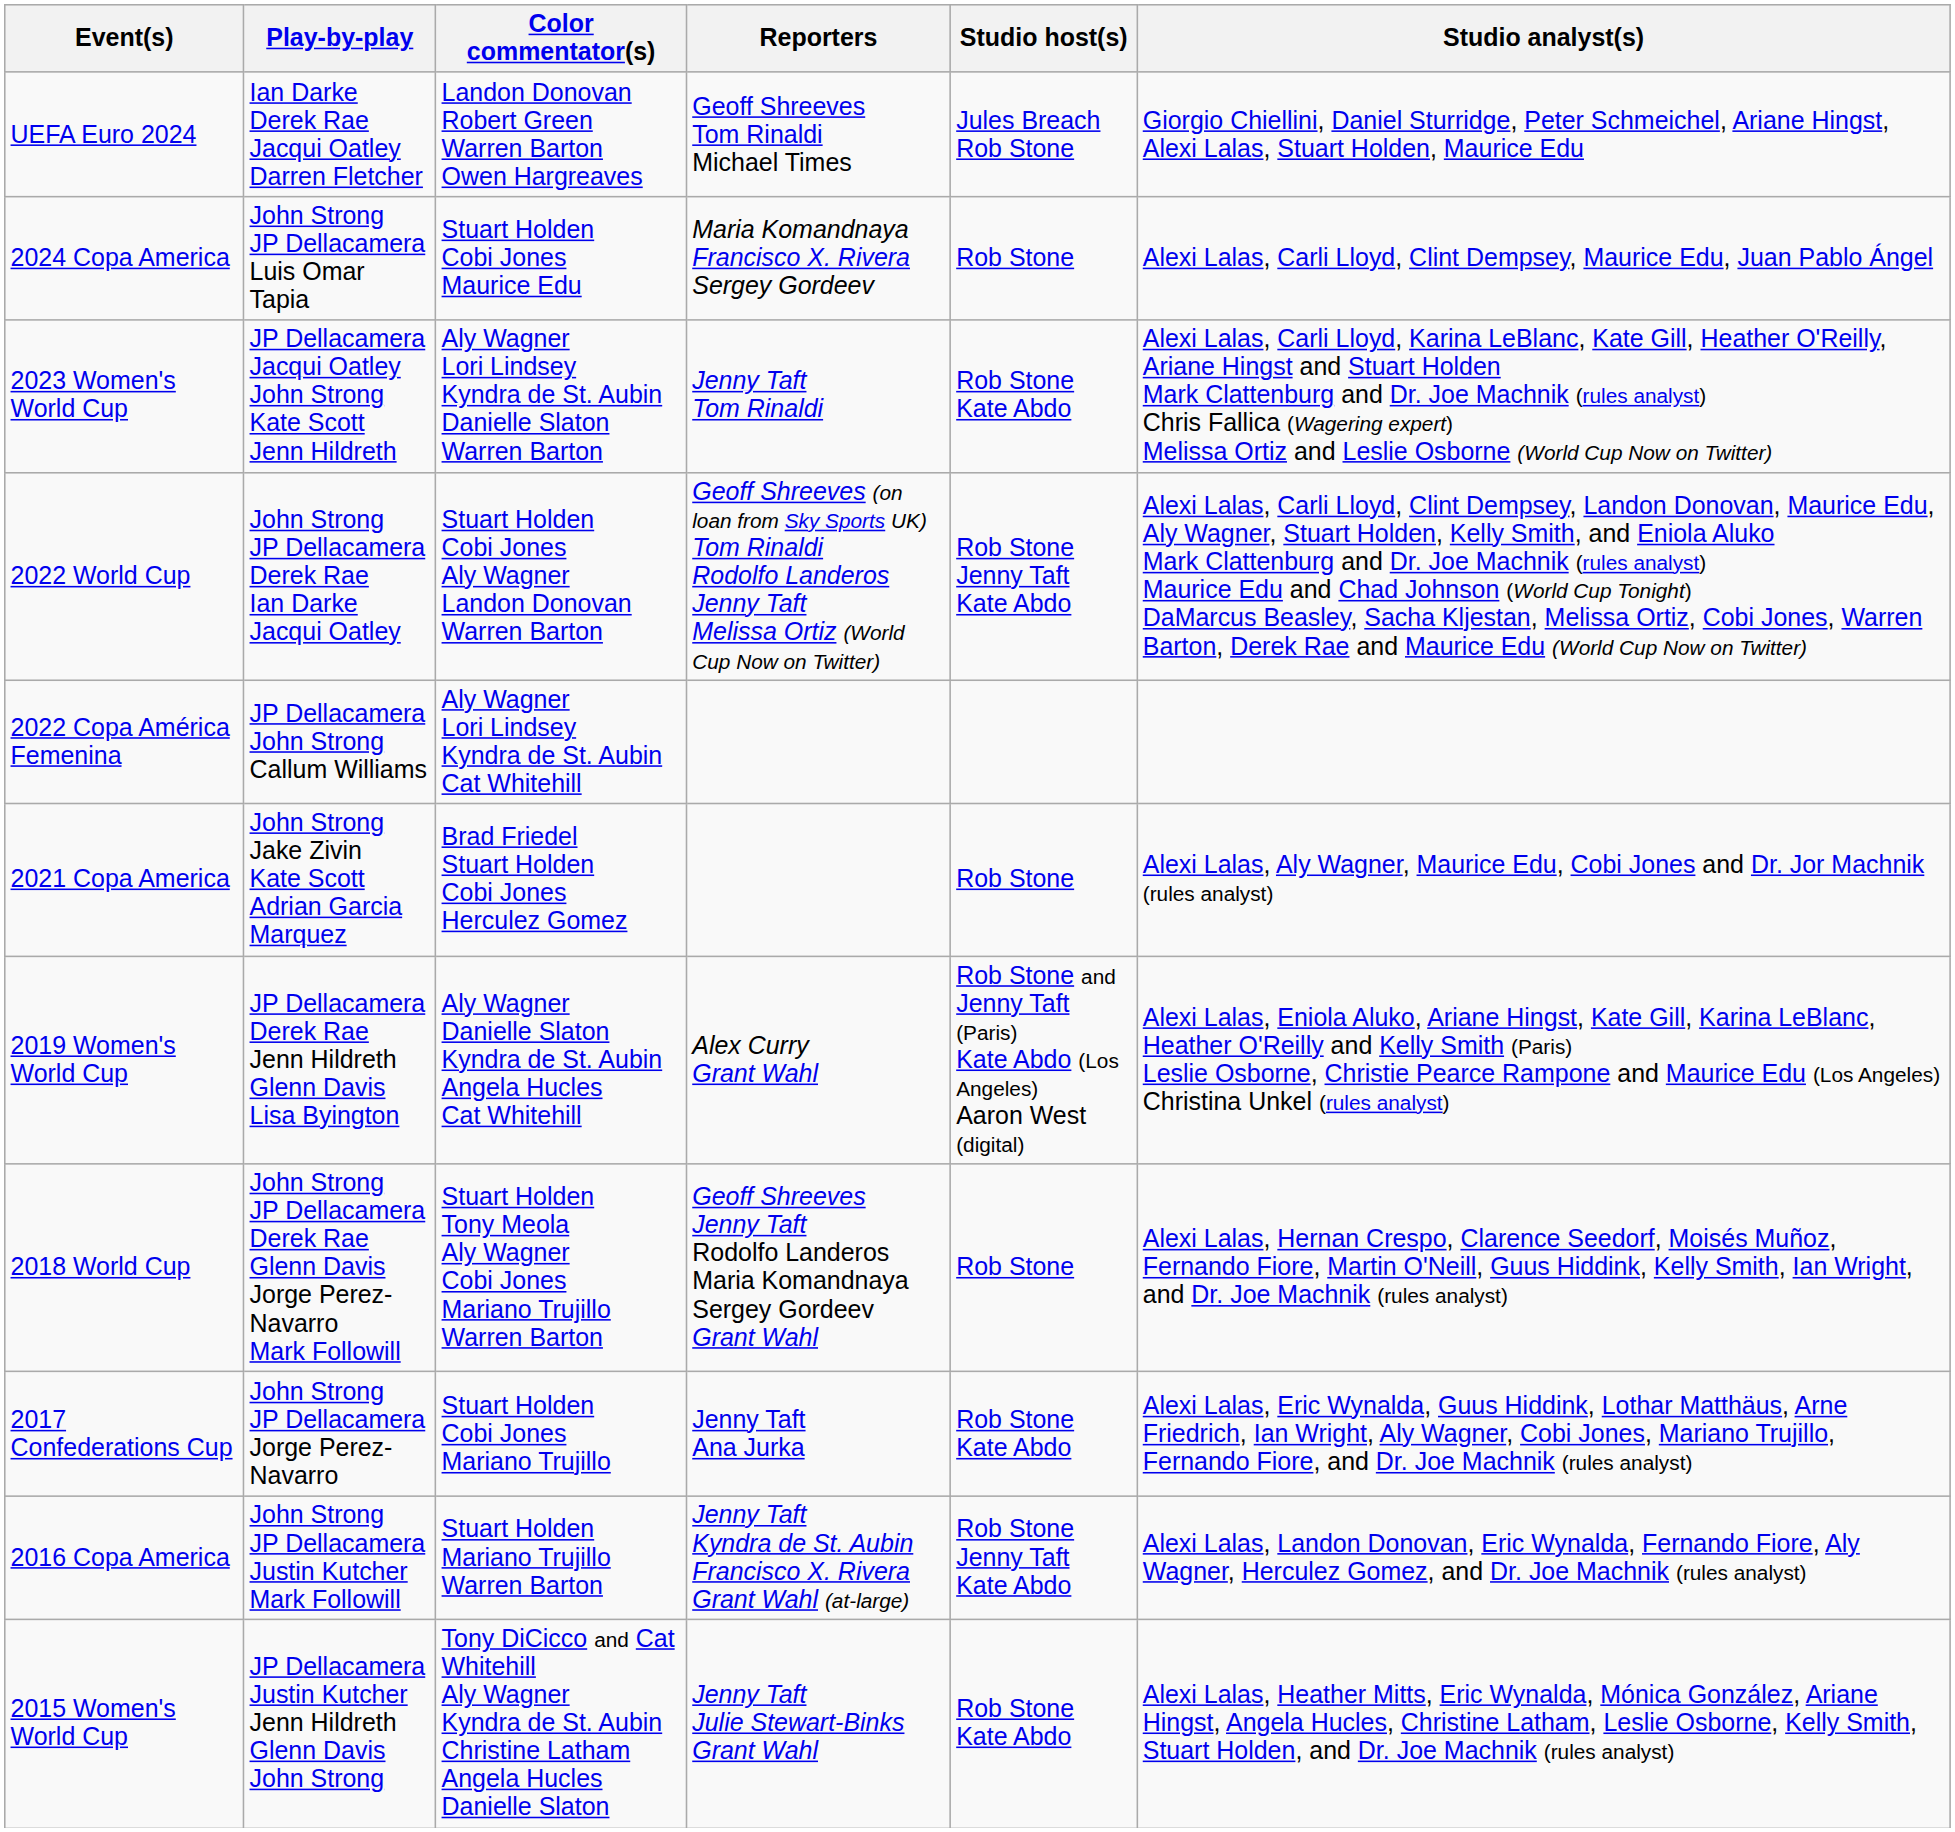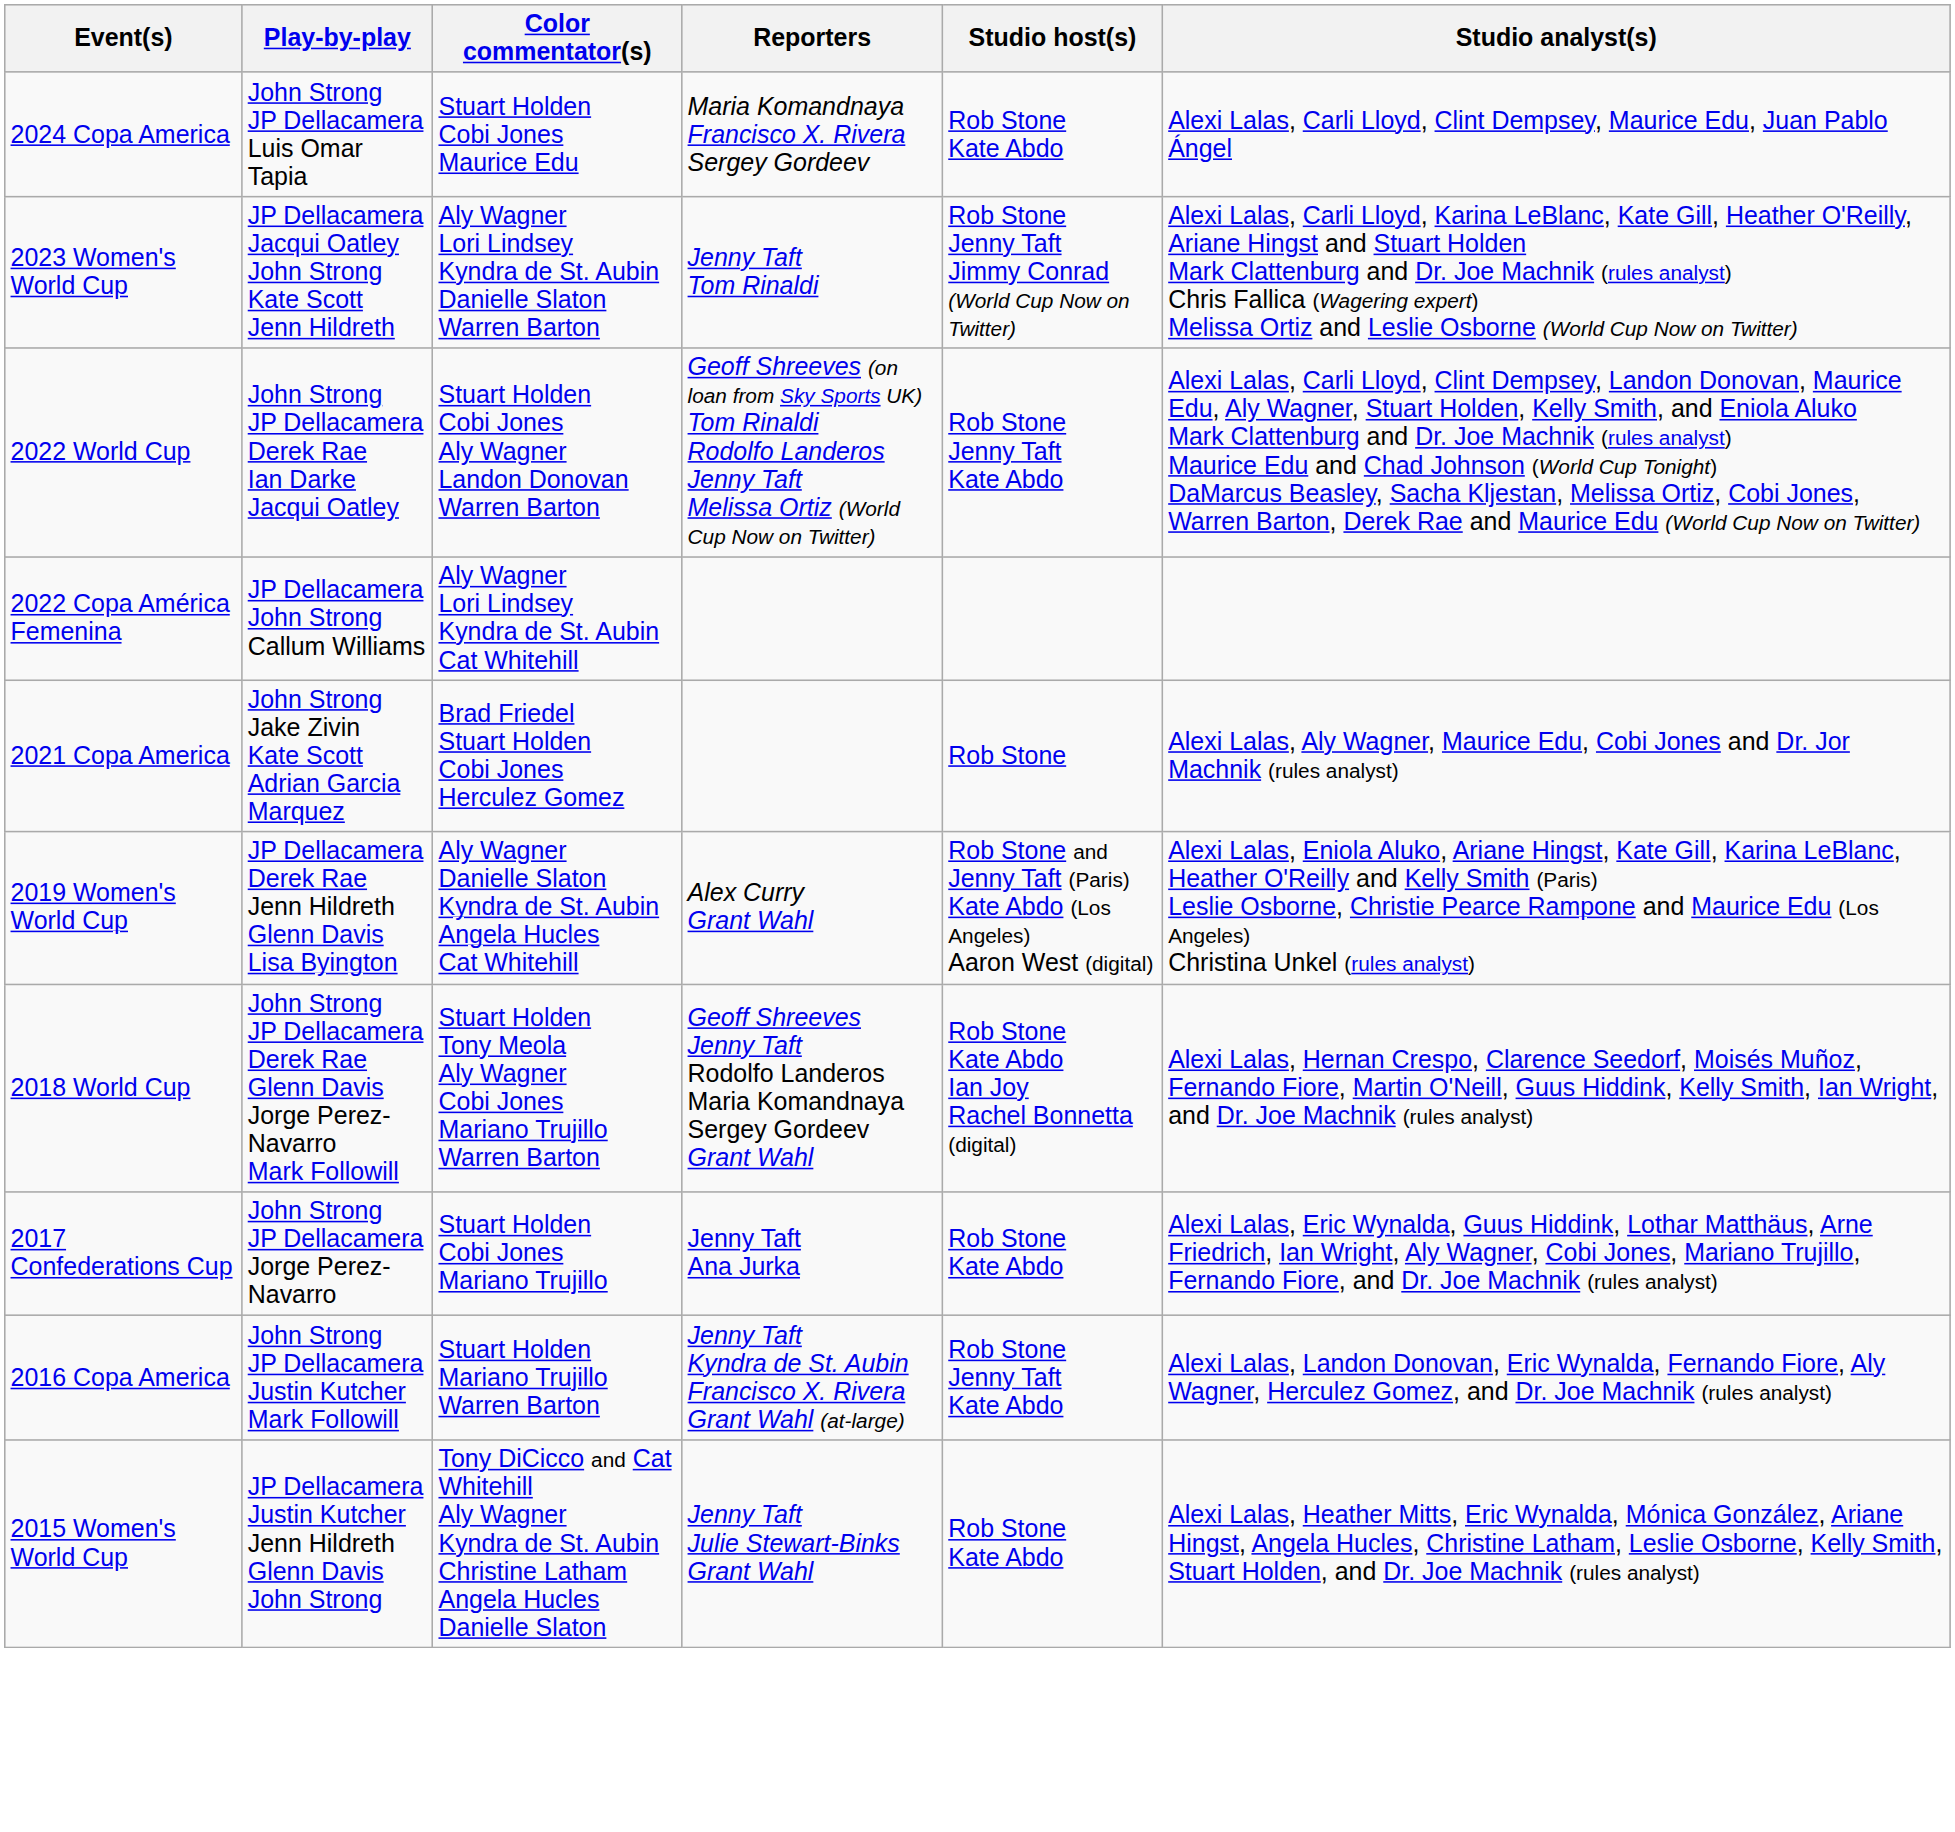- row: (103, 134)
(1015, 257) Rob Stone -> (1007, 134) Rob Stone Kate Abdo
(1015, 395) Rob Stone Kate Abdo -> (1039, 271) Rob Stone Jenny Taft Jimmy Conrad (World Cup Now on Twitter)
(1015, 1267) Rob Stone -> (1041, 1087) Rob Stone Kate Abdo Ian Joy Rachel Bonnetta (digital)
